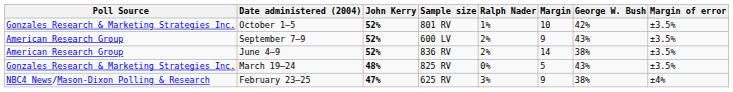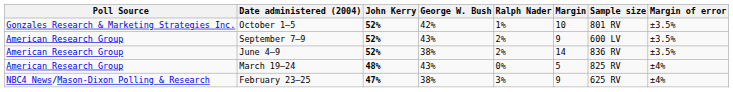columns swapped: (610, 11) <-> (448, 11)
(121, 66) Gonzales Research & Marketing Strategies Inc. -> (65, 66) American Research Group
(663, 66) ±3.5% -> (658, 66) ±4%
